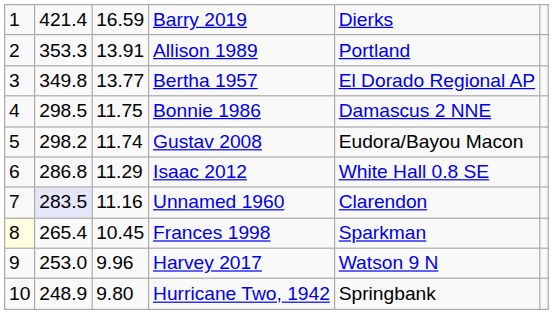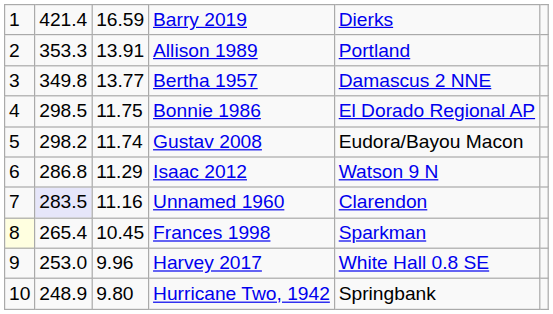(437, 80) El Dorado Regional AP -> (415, 80) Damascus 2 NNE
(415, 111) Damascus 2 NNE -> (437, 111) El Dorado Regional AP
(414, 171) White Hall 0.8 SE -> (389, 171) Watson 9 N
(389, 263) Watson 9 N -> (414, 263) White Hall 0.8 SE
